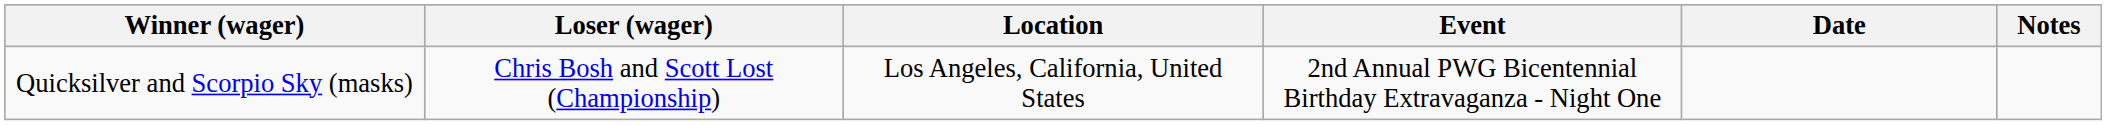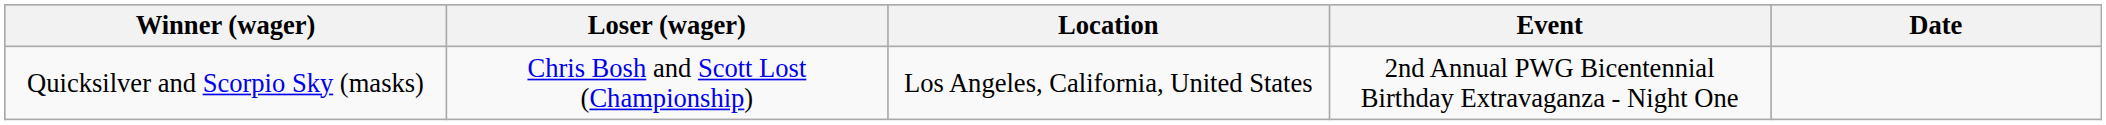- column: (2049, 25)
